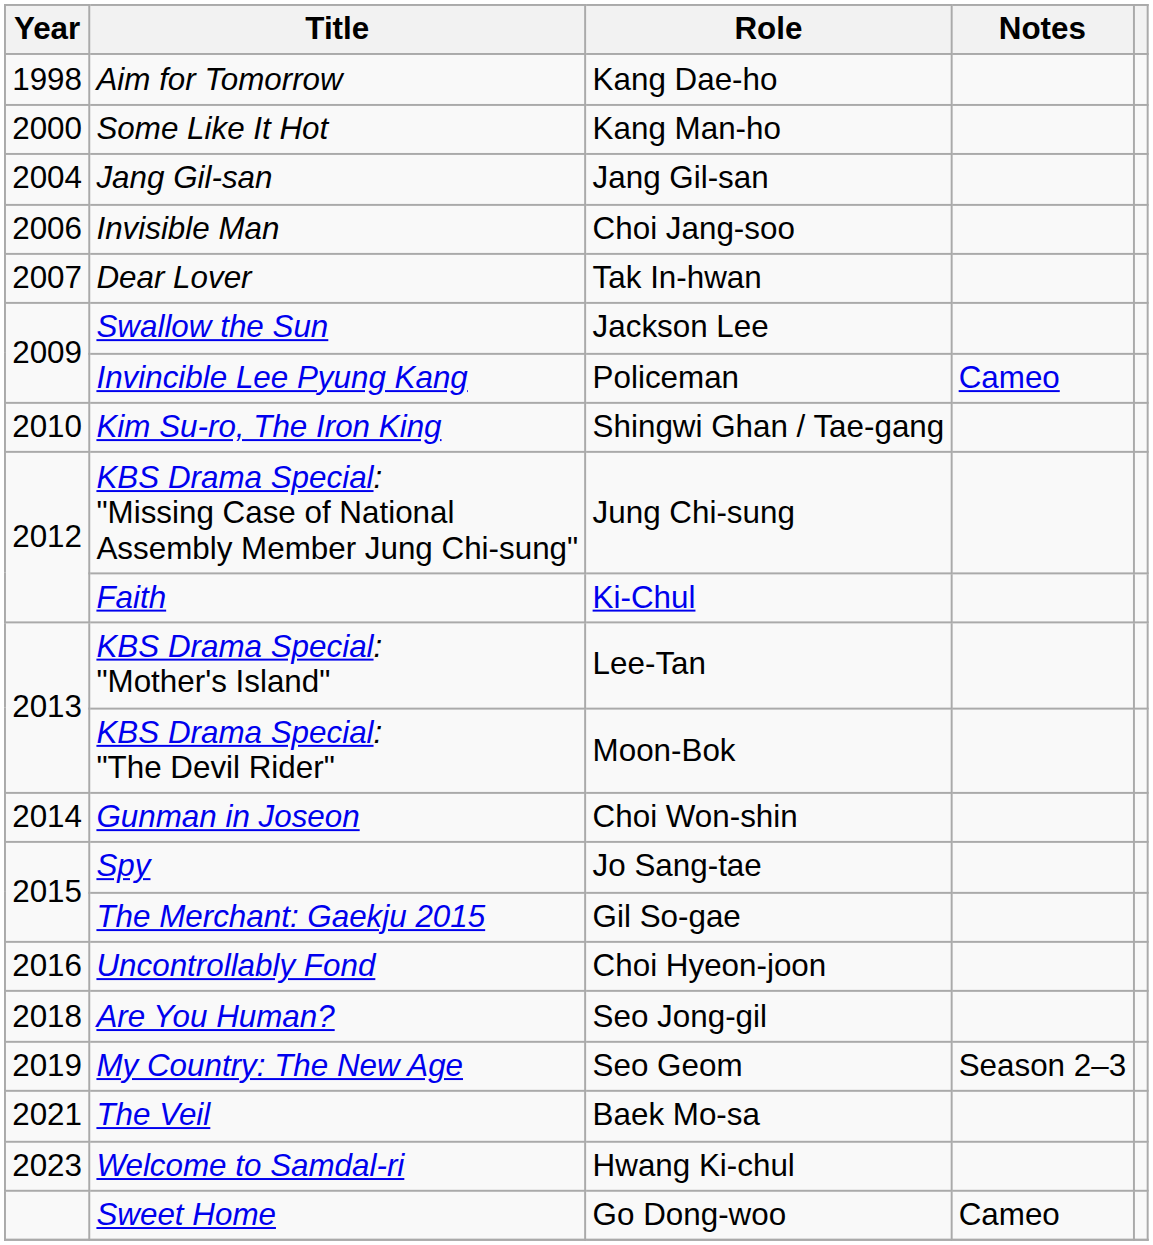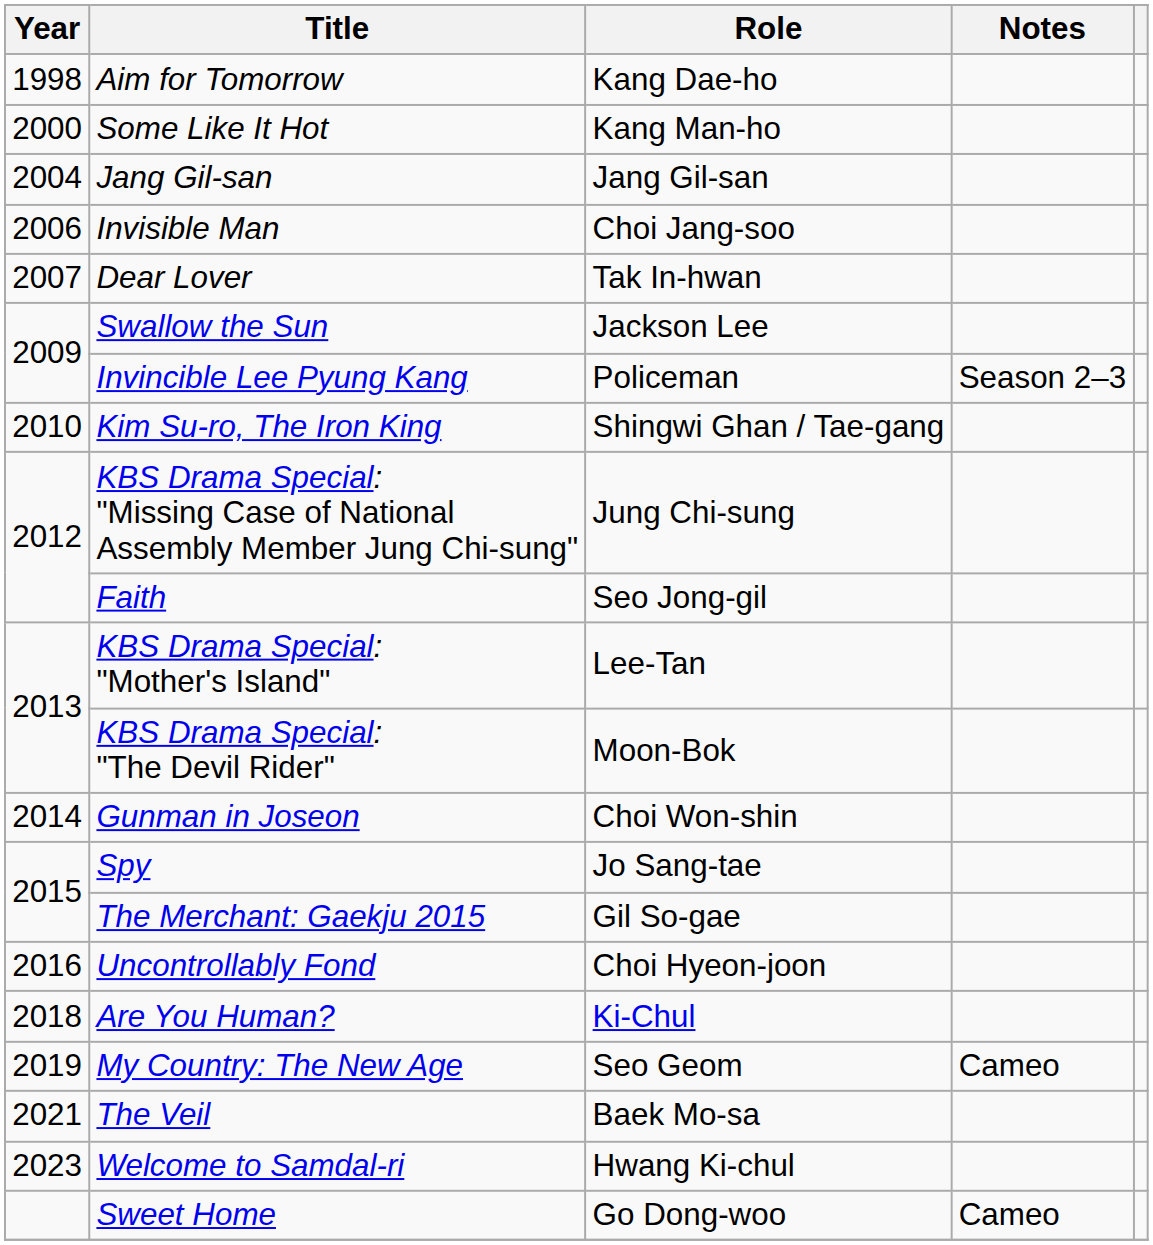(1009, 377) Cameo -> (1042, 377) Season 2–3
(644, 597) Ki-Chul -> (680, 597) Seo Jong-gil
(680, 1015) Seo Jong-gil -> (644, 1015) Ki-Chul
(1042, 1065) Season 2–3 -> (1009, 1065) Cameo
